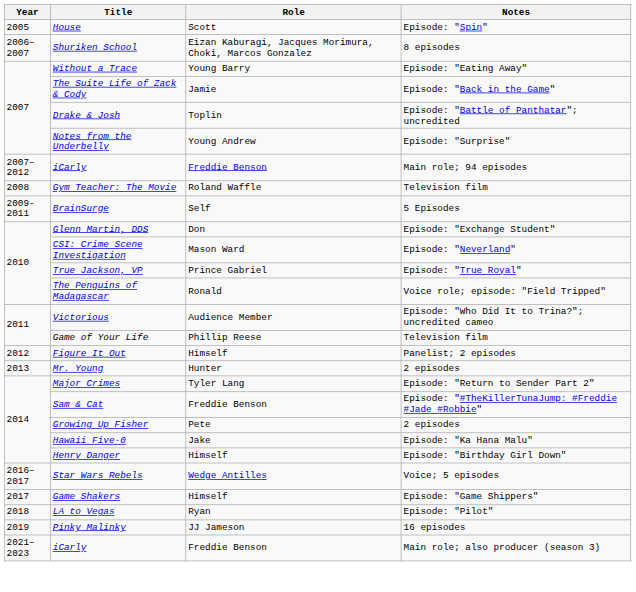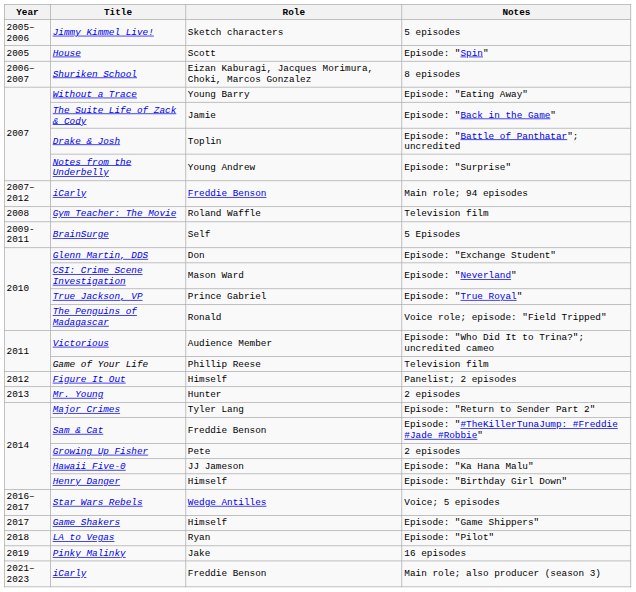+ row: (103, 33)
(199, 440) Jake -> (216, 466) JJ Jameson
(216, 527) JJ Jameson -> (199, 553) Jake
